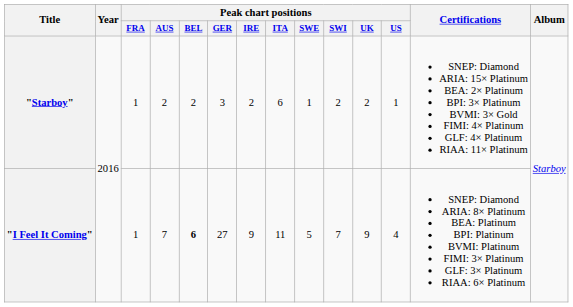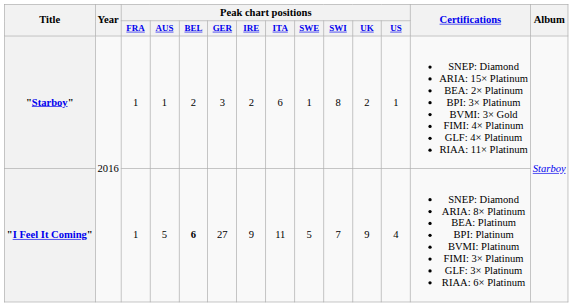(165, 102) 2 -> (165, 102) 1
(338, 102) 2 -> (338, 102) 8
(165, 235) 7 -> (165, 235) 5
